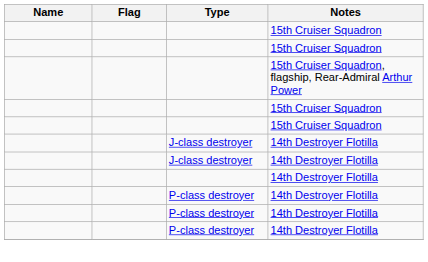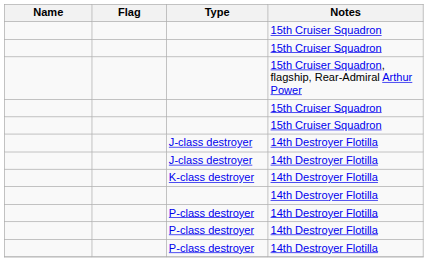+ row: (212, 178)
